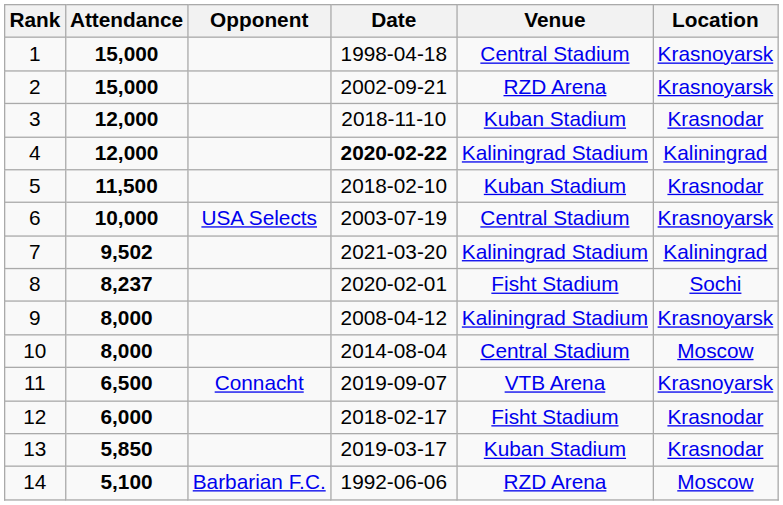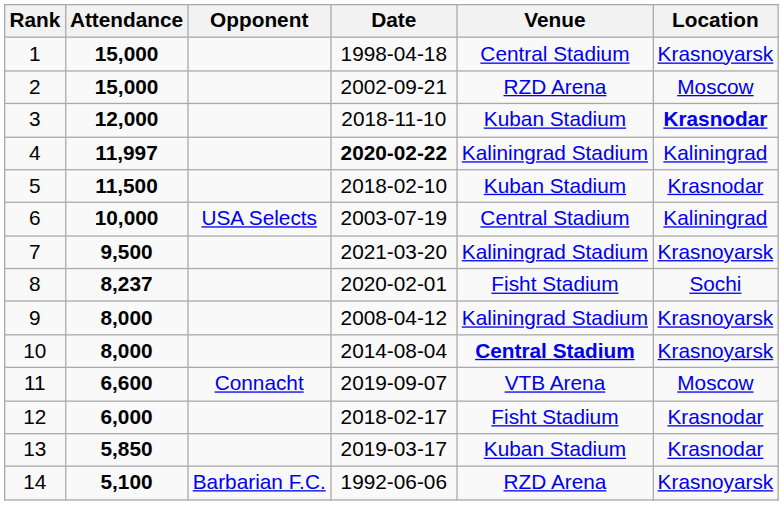(715, 86) Krasnoyarsk -> (715, 86) Moscow
(715, 119) normal -> (715, 119) bold
(127, 152) 12,000 -> (127, 152) 11,997
(715, 218) Krasnoyarsk -> (715, 218) Kaliningrad
(127, 251) 9,502 -> (127, 251) 9,500
(715, 251) Kaliningrad -> (715, 251) Krasnoyarsk
(555, 350) normal -> (555, 350) bold
(715, 350) Moscow -> (715, 350) Krasnoyarsk
(127, 383) 6,500 -> (127, 383) 6,600
(715, 383) Krasnoyarsk -> (715, 383) Moscow
(715, 482) Moscow -> (715, 482) Krasnoyarsk
